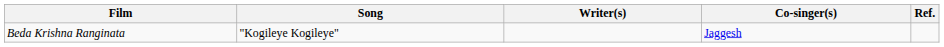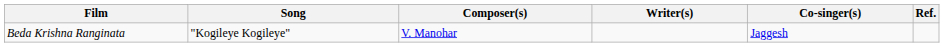+ column: (495, 13)
